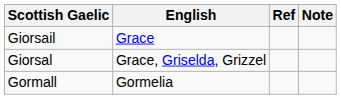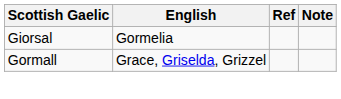- row: (32, 37)
(191, 60) Grace, Griselda, Grizzel -> (144, 37) Gormelia
(144, 82) Gormelia -> (191, 60) Grace, Griselda, Grizzel
